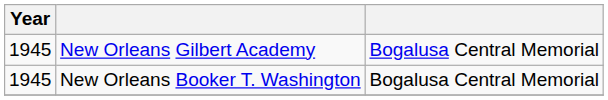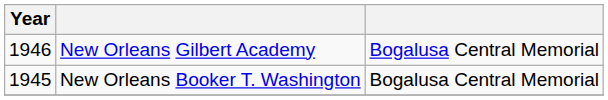(30, 49) 1945 -> (30, 49) 1946
